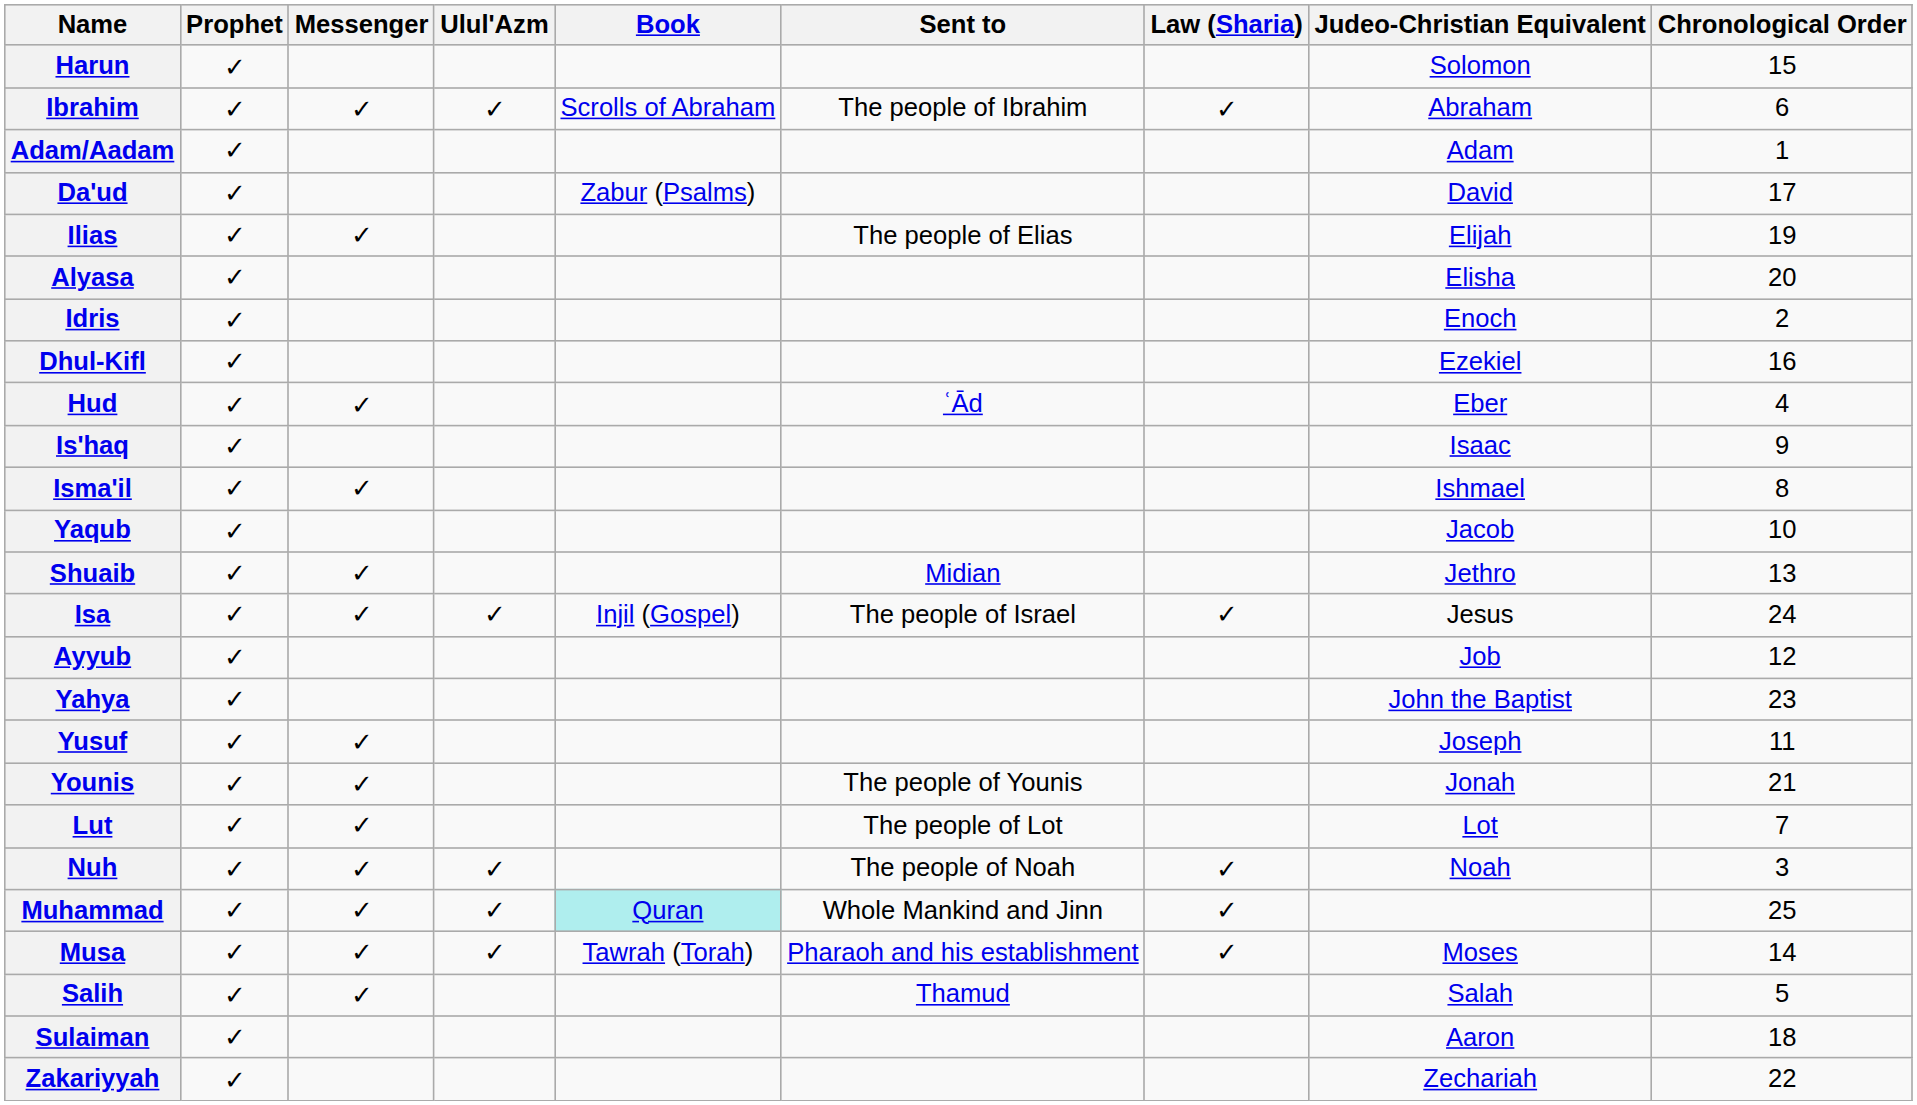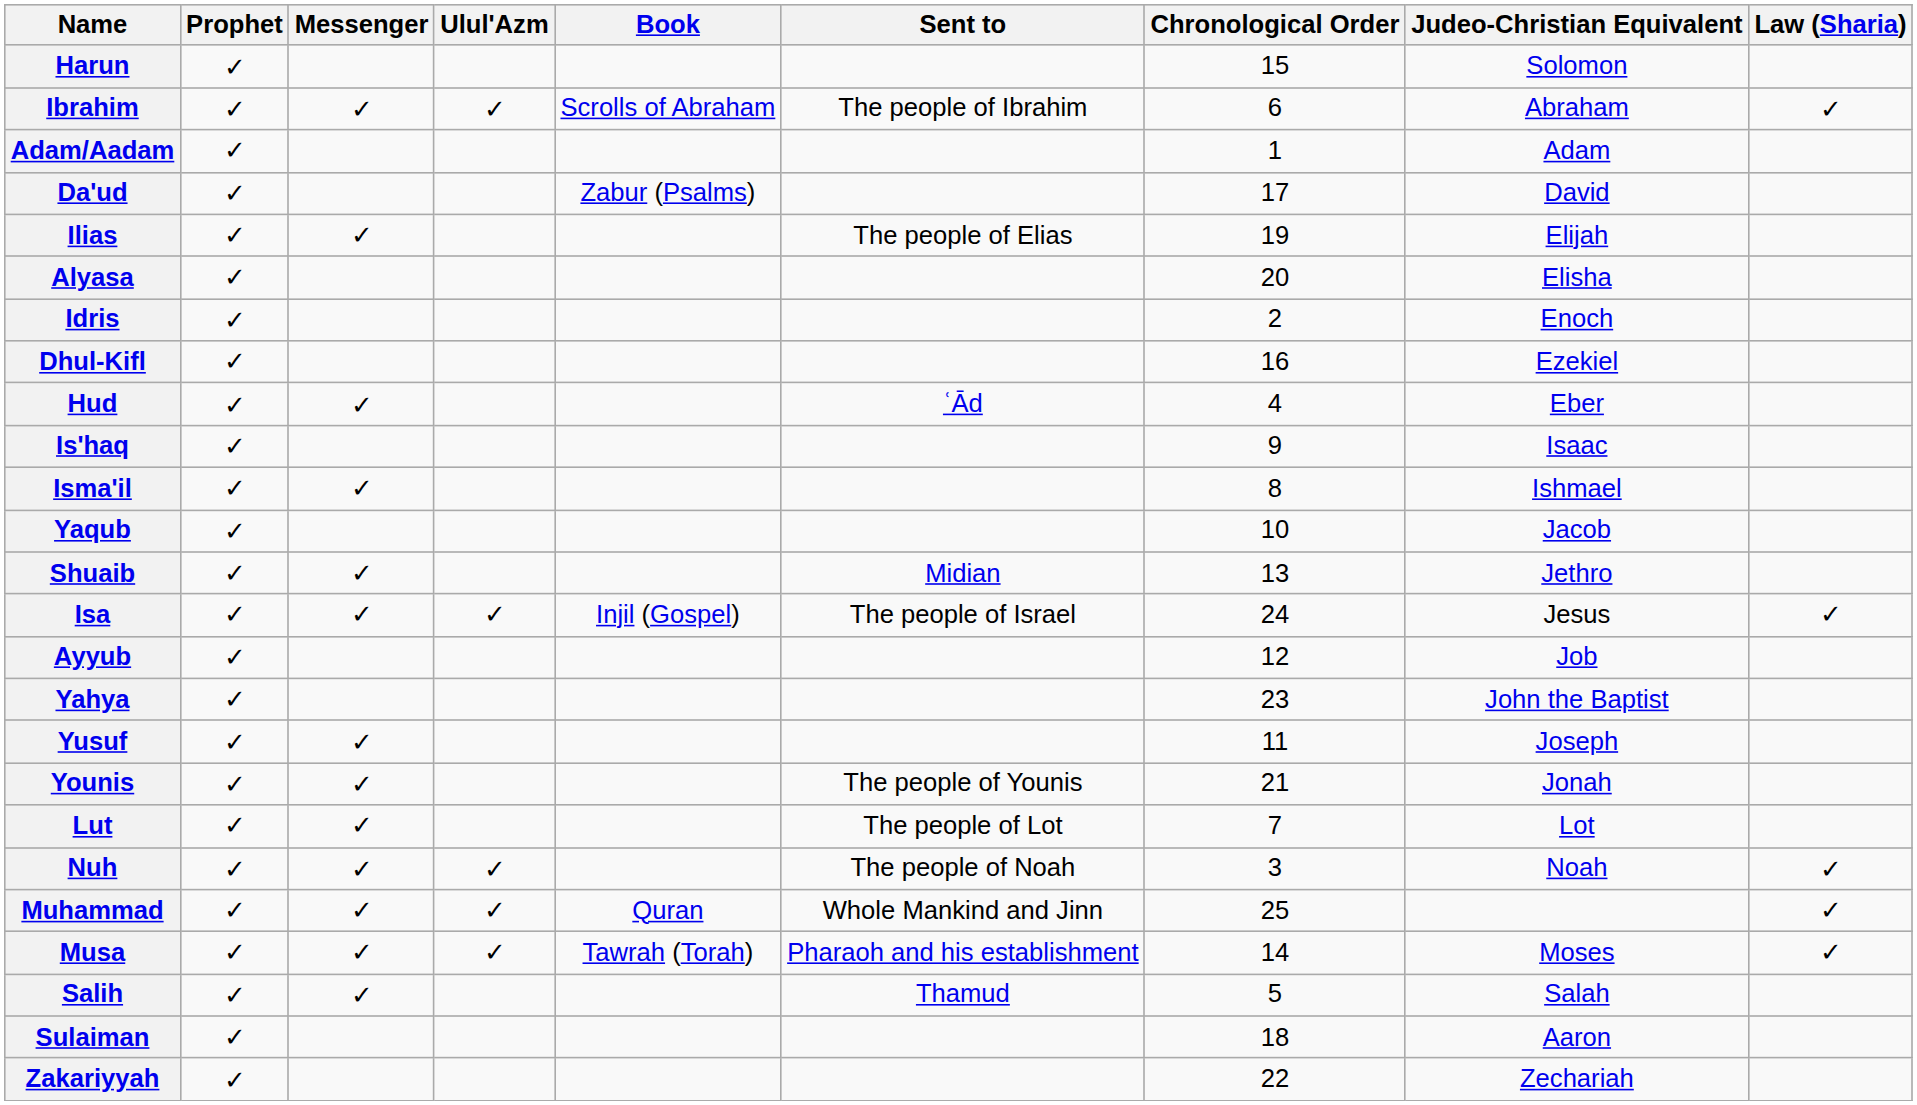columns swapped: (1227, 24) <-> (1782, 24)
(668, 910) paleturquoise background -> (668, 910) no background
